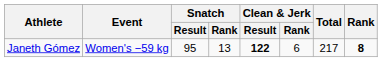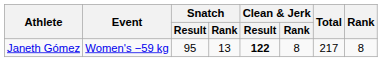(297, 48) 6 -> (297, 48) 8
(361, 48) bold -> (361, 48) normal
